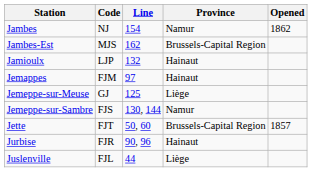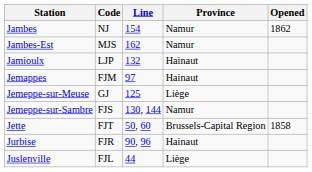(216, 45) Brussels-Capital Region -> (180, 45) Namur
(280, 126) 1857 -> (280, 126) 1858
